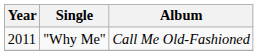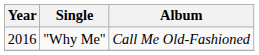(22, 38) 2011 -> (22, 38) 2016
